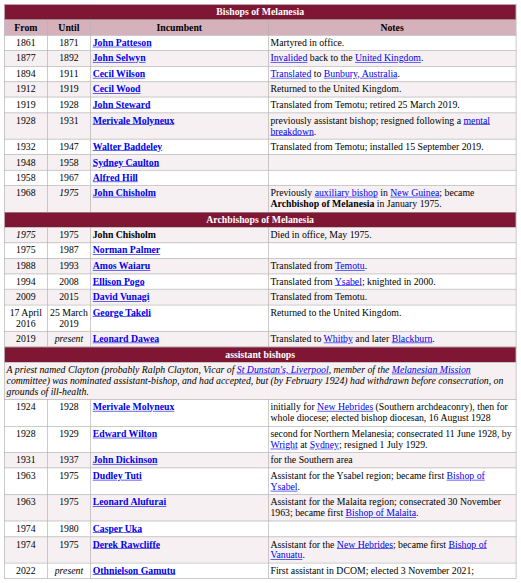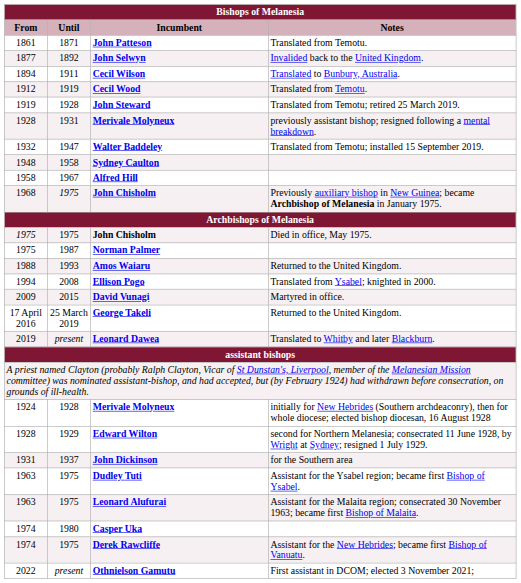(307, 43) Martyred in office. -> (319, 43) Translated from Temotu.
(336, 89) Returned to the United Kingdom. -> (319, 89) Translated from Temotu.
(319, 266) Translated from Temotu. -> (336, 266) Returned to the United Kingdom.
(319, 297) Translated from Temotu. -> (307, 297) Martyred in office.
